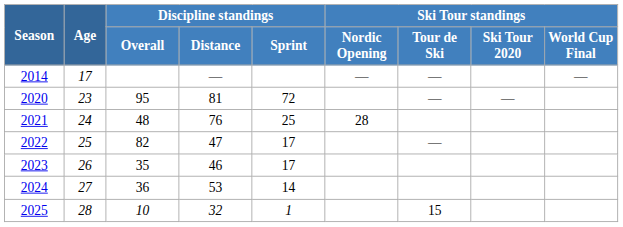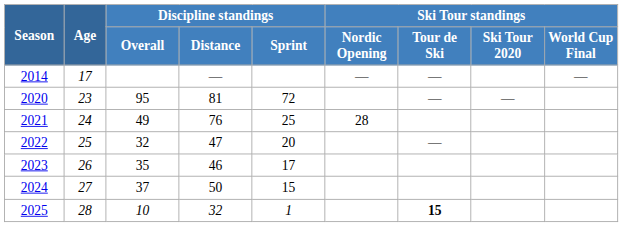(143, 121) 48 -> (143, 121) 49
(143, 143) 82 -> (143, 143) 32
(289, 143) 17 -> (289, 143) 20
(143, 187) 36 -> (143, 187) 37
(216, 187) 53 -> (216, 187) 50
(289, 187) 14 -> (289, 187) 15
(435, 210) normal -> (435, 210) bold
